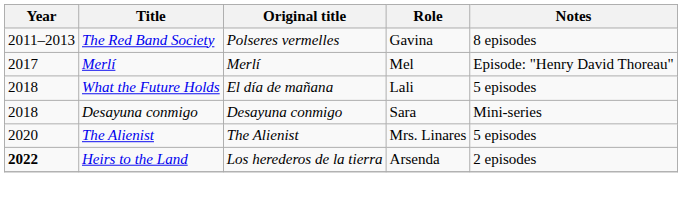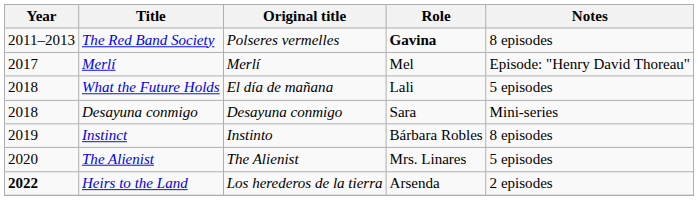(411, 40) normal -> (413, 40) bold
+ row: (105, 135)
